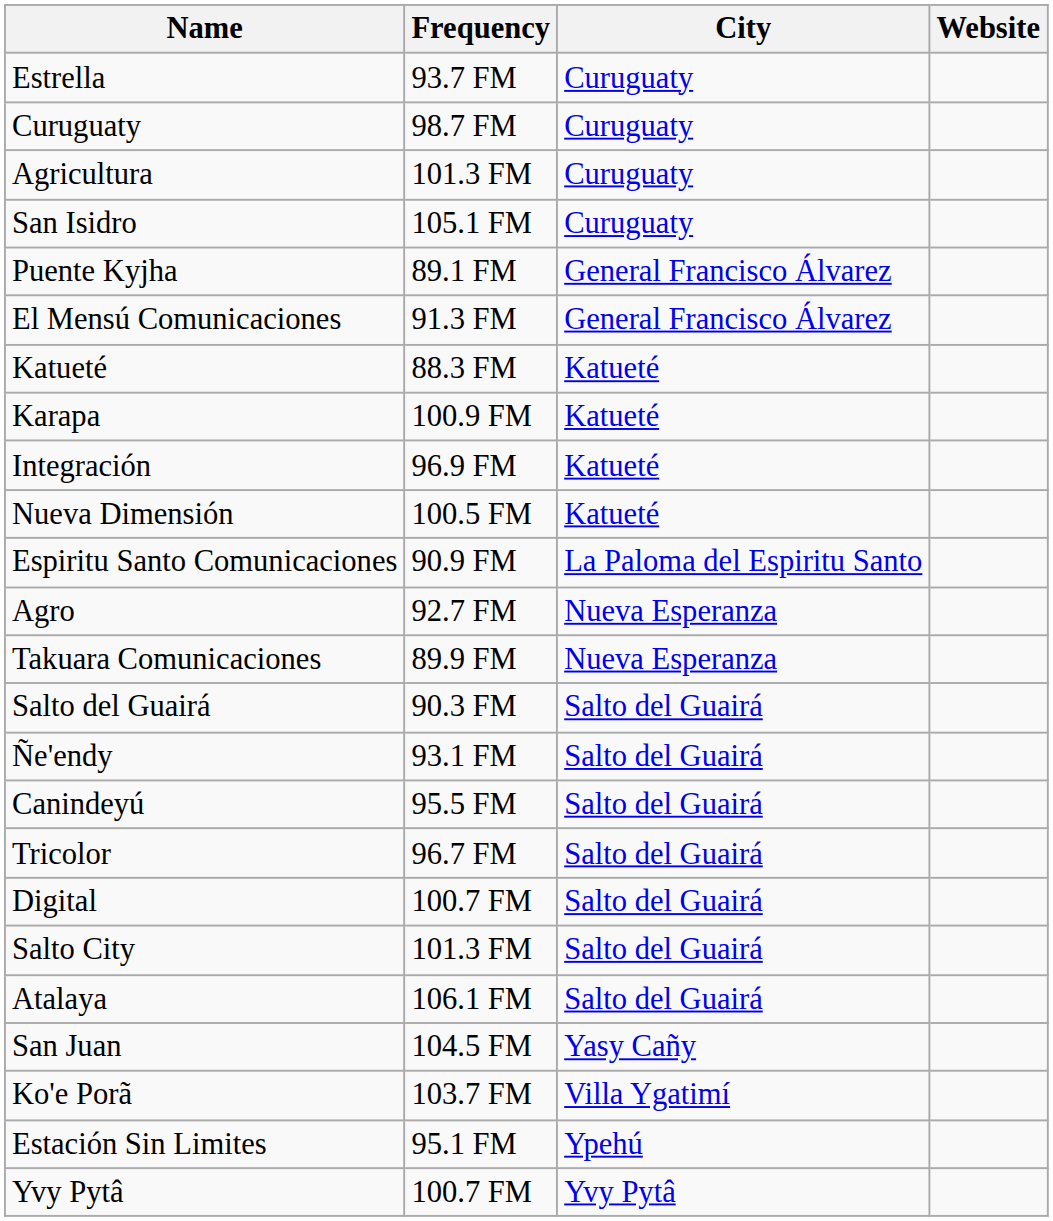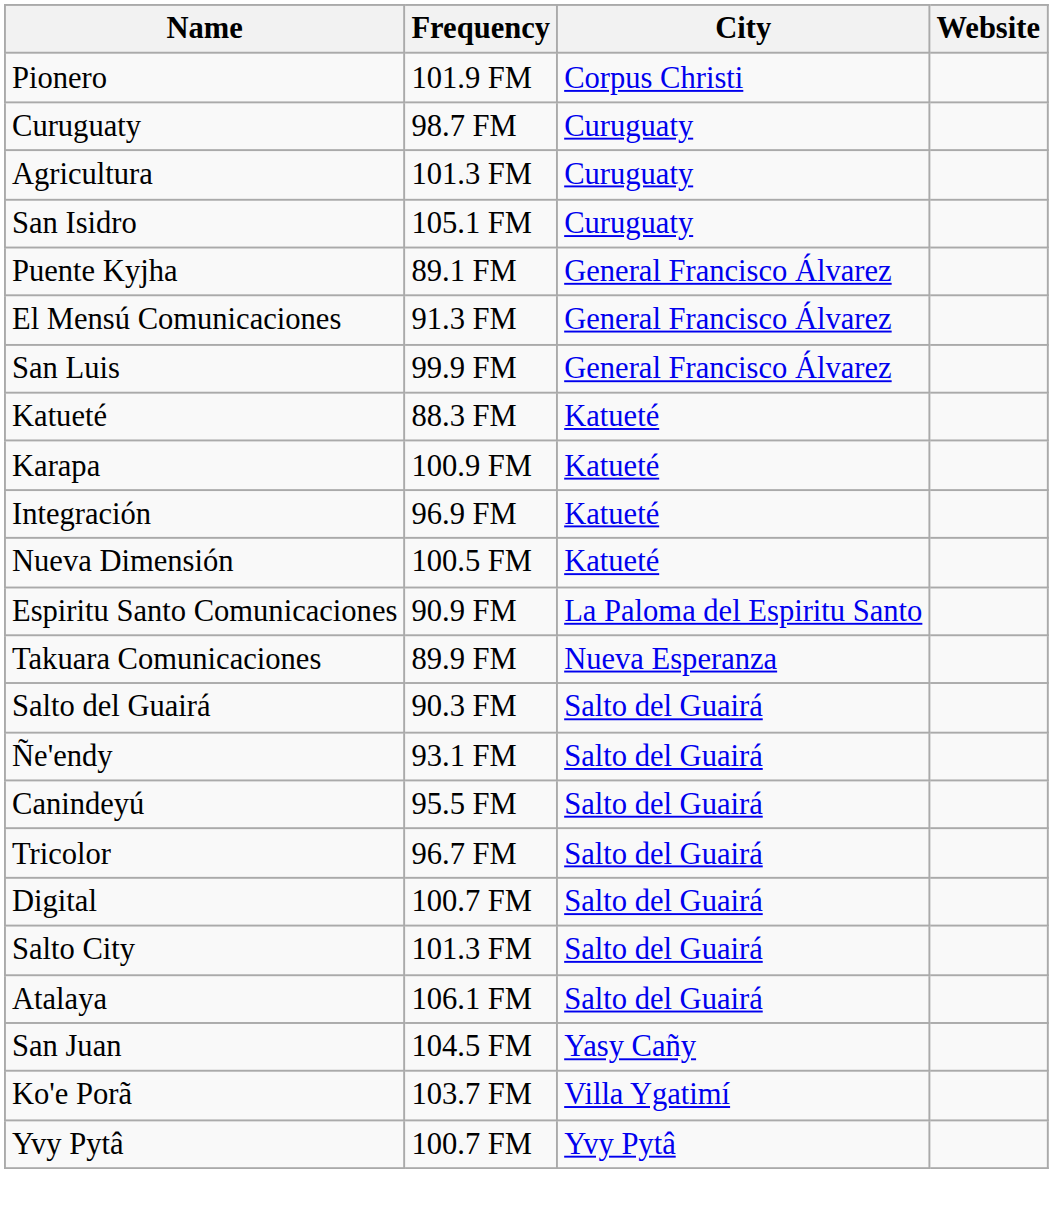+ row: (60, 77)
- row: (59, 77)
+ row: (66, 367)
- row: (43, 610)
- row: (139, 1143)
